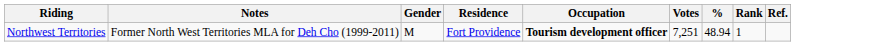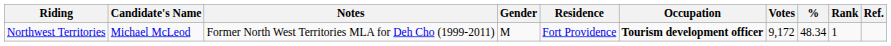+ column: (156, 13)
(686, 31) 7,251 -> (781, 31) 9,172
(717, 31) 48.94 -> (813, 31) 48.34
